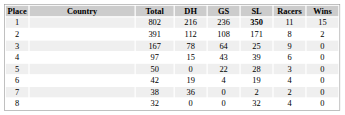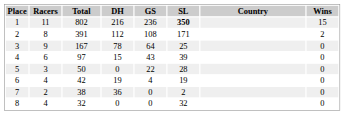columns swapped: (82, 11) <-> (289, 11)
